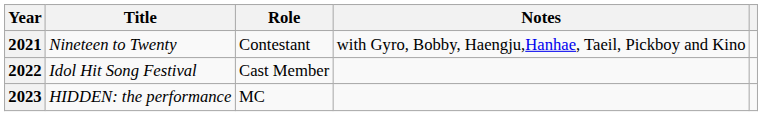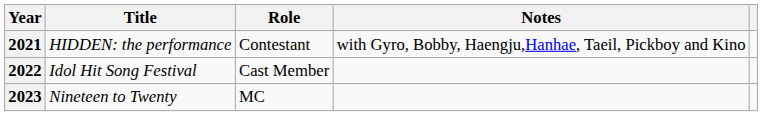(113, 44) Nineteen to Twenty -> (140, 44) HIDDEN: the performance
(140, 96) HIDDEN: the performance -> (113, 96) Nineteen to Twenty
